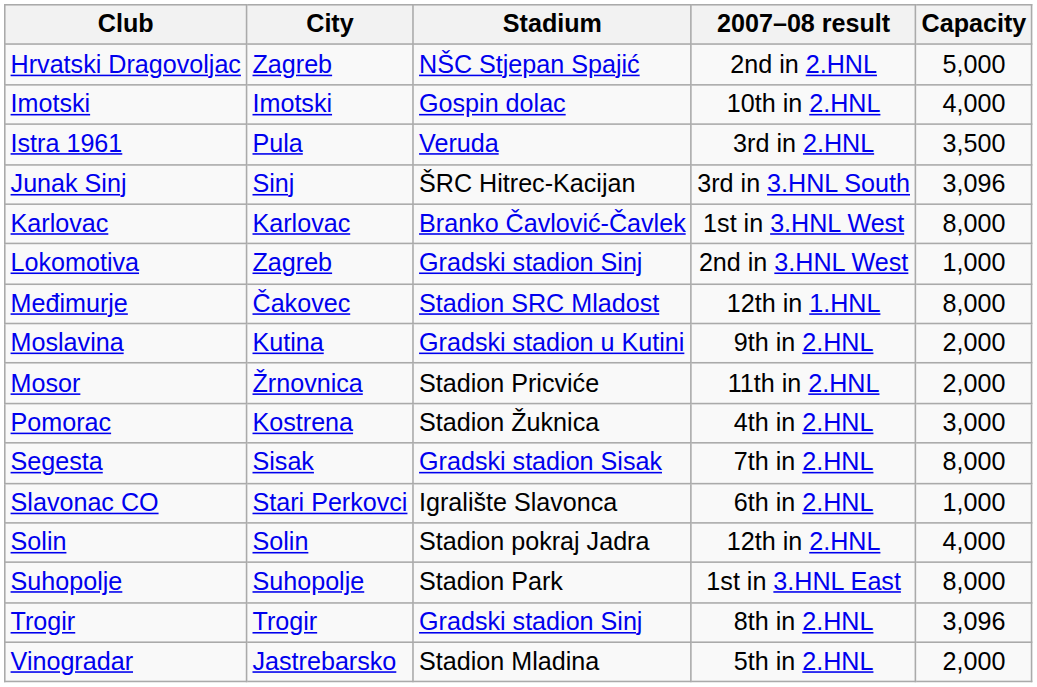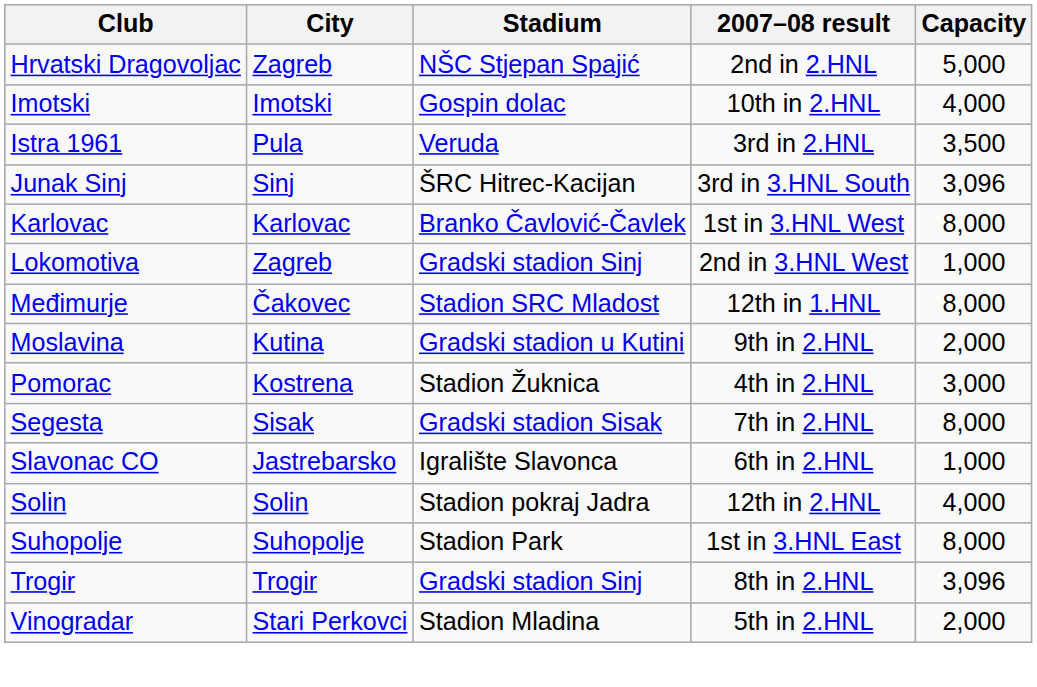- row: (45, 382)
(330, 502) Stari Perkovci -> (324, 462) Jastrebarsko
(324, 661) Jastrebarsko -> (330, 622) Stari Perkovci
